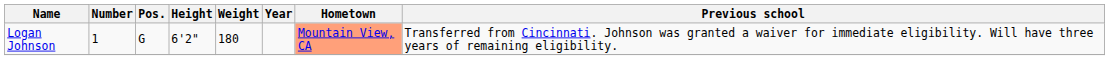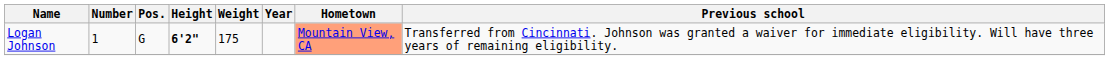(185, 39) normal -> (185, 39) bold
(228, 39) 180 -> (228, 39) 175
